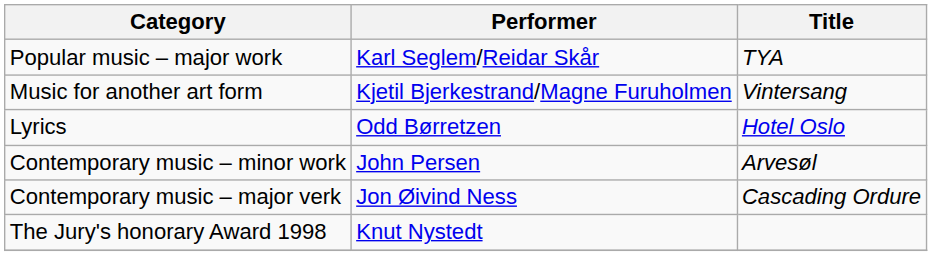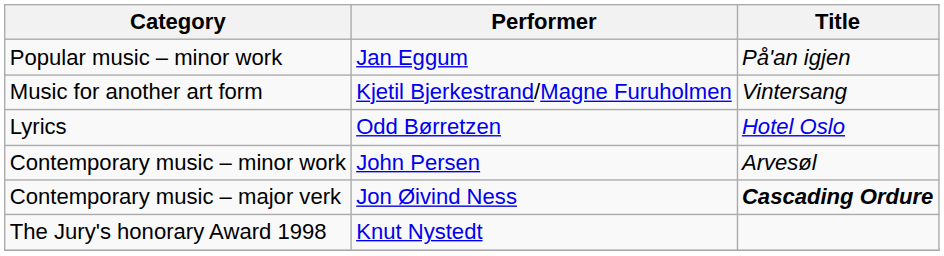+ row: (146, 57)
- row: (146, 57)
(832, 197) normal -> (838, 197) bold
